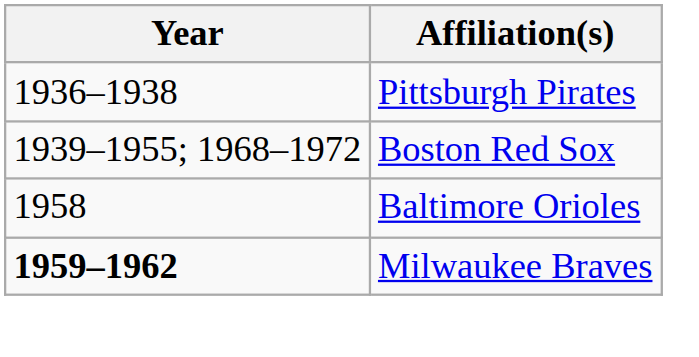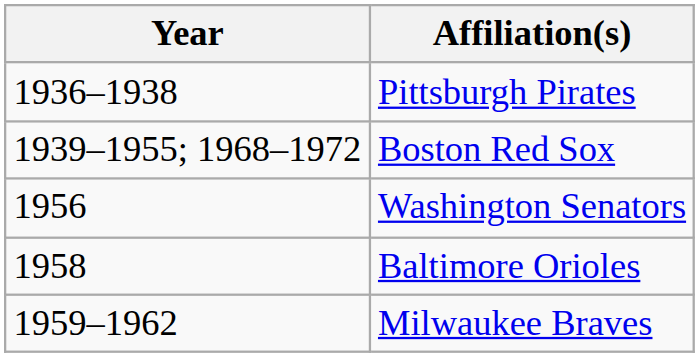+ row: (532, 206)
(96, 264) bold -> (96, 322) normal
